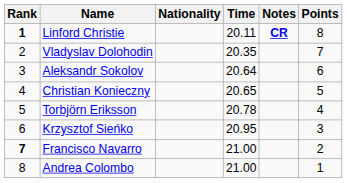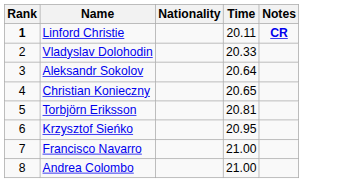- column: (320, 14)
(241, 52) 20.35 -> (241, 52) 20.33
(241, 110) 20.78 -> (241, 110) 20.81
(22, 149) bold -> (22, 149) normal
